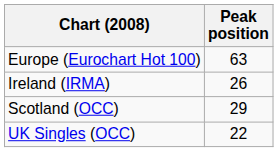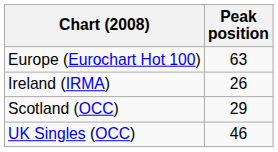(238, 134) 22 -> (238, 134) 46
